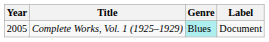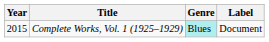(17, 28) 2005 -> (17, 28) 2015
